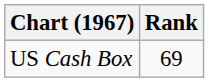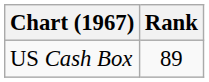(171, 58) 69 -> (171, 58) 89
